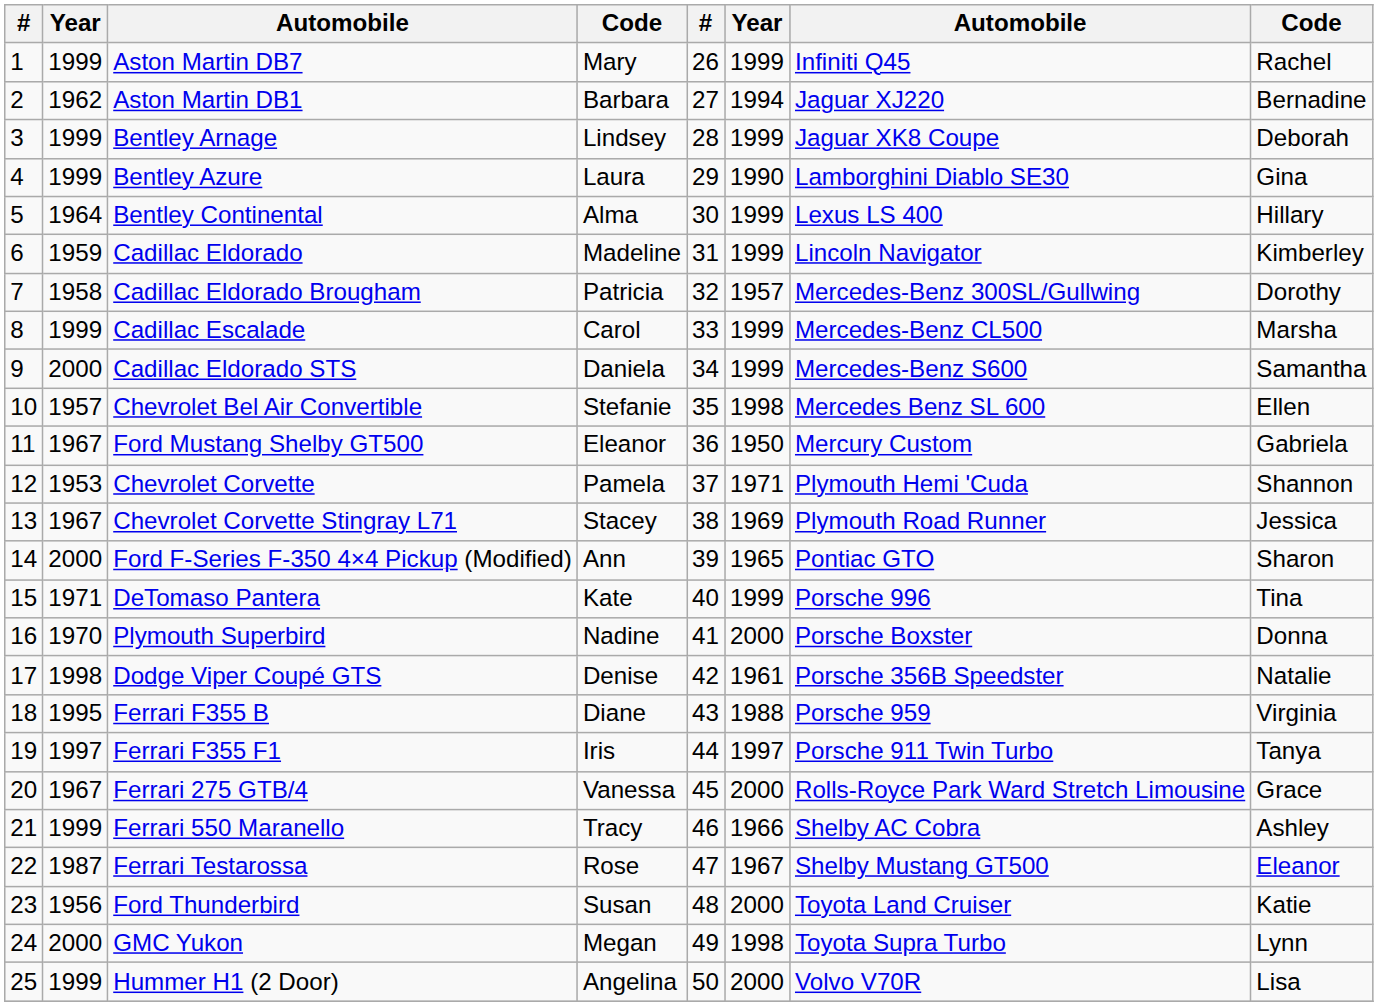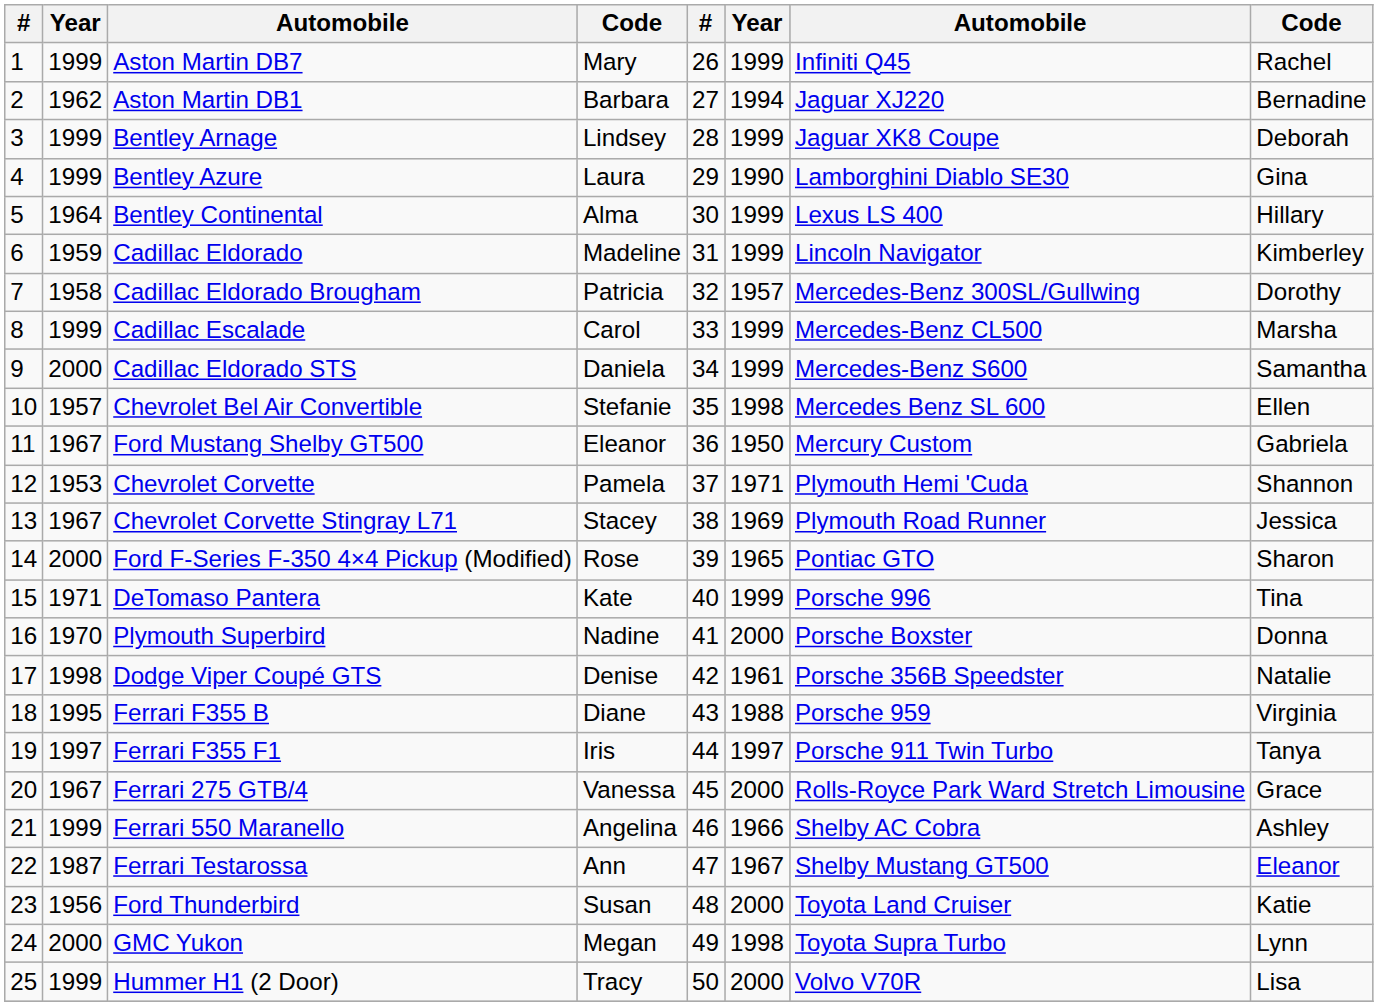(604, 560) Ann -> (611, 560) Rose
(613, 828) Tracy -> (630, 828) Angelina
(611, 866) Rose -> (604, 866) Ann
(630, 981) Angelina -> (613, 981) Tracy
